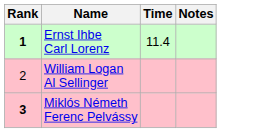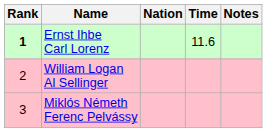+ column: (163, 14)
(158, 41) 11.4 -> (203, 41) 11.6
(23, 110) bold -> (23, 110) normal
